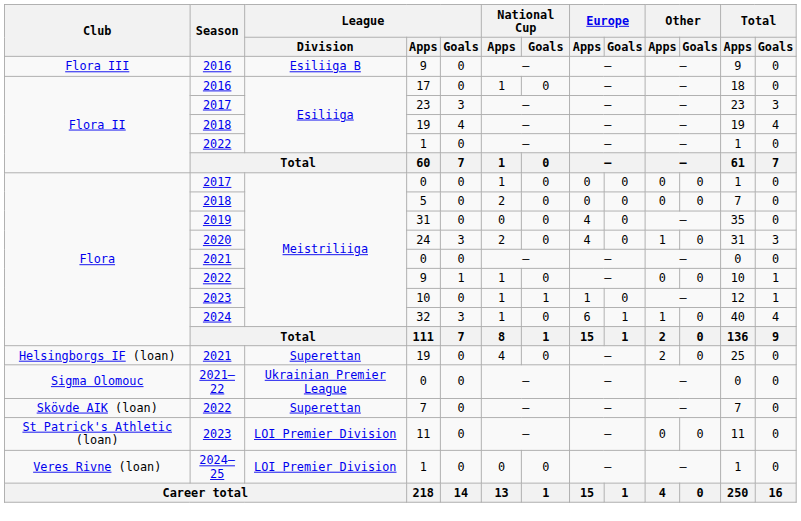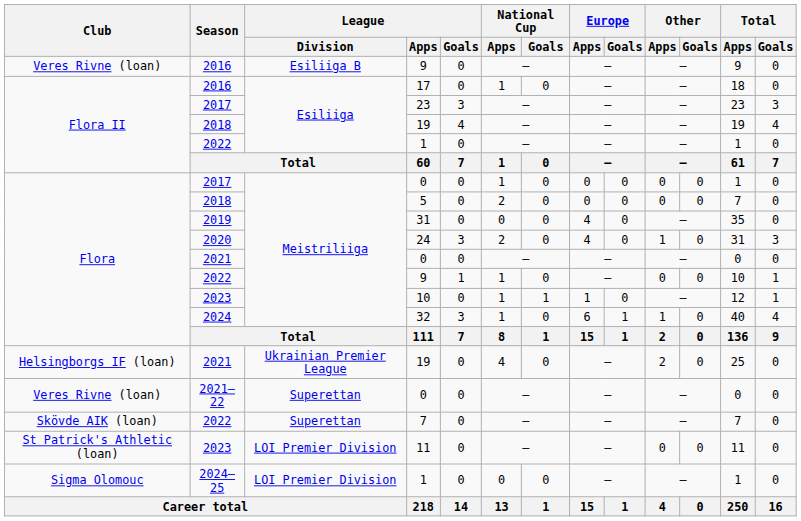(97, 66) Flora III -> (97, 66) Veres Rivne (loan)
(325, 356) Superettan -> (325, 362) Ukrainian Premier League
(97, 382) Sigma Olomouc -> (97, 395) Veres Rivne (loan)
(325, 382) Ukrainian Premier League -> (325, 395) Superettan
(97, 467) Veres Rivne (loan) -> (97, 480) Sigma Olomouc
